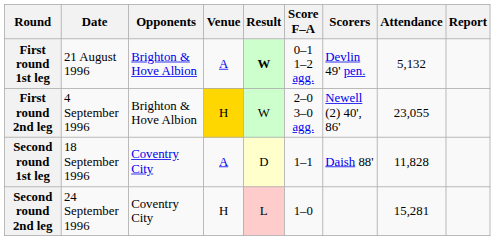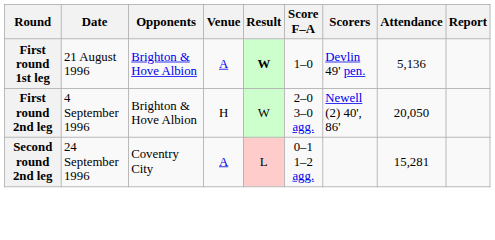(303, 63) 0–1 1–2 agg. -> (303, 63) 1–0
(411, 63) 5,132 -> (411, 63) 5,136
(224, 112) gold background -> (224, 112) no background
(411, 112) 23,055 -> (411, 112) 20,050
- row: (33, 161)
(224, 211) H -> (224, 161) A
(303, 211) 1–0 -> (303, 161) 0–1 1–2 agg.
